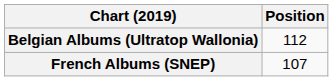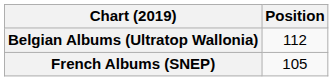(295, 64) 107 -> (295, 64) 105
